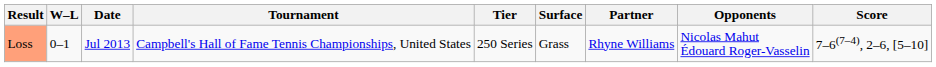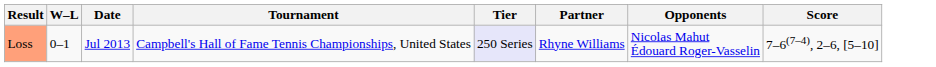- column: (561, 15)
(505, 43) no background -> (505, 43) lavender background
